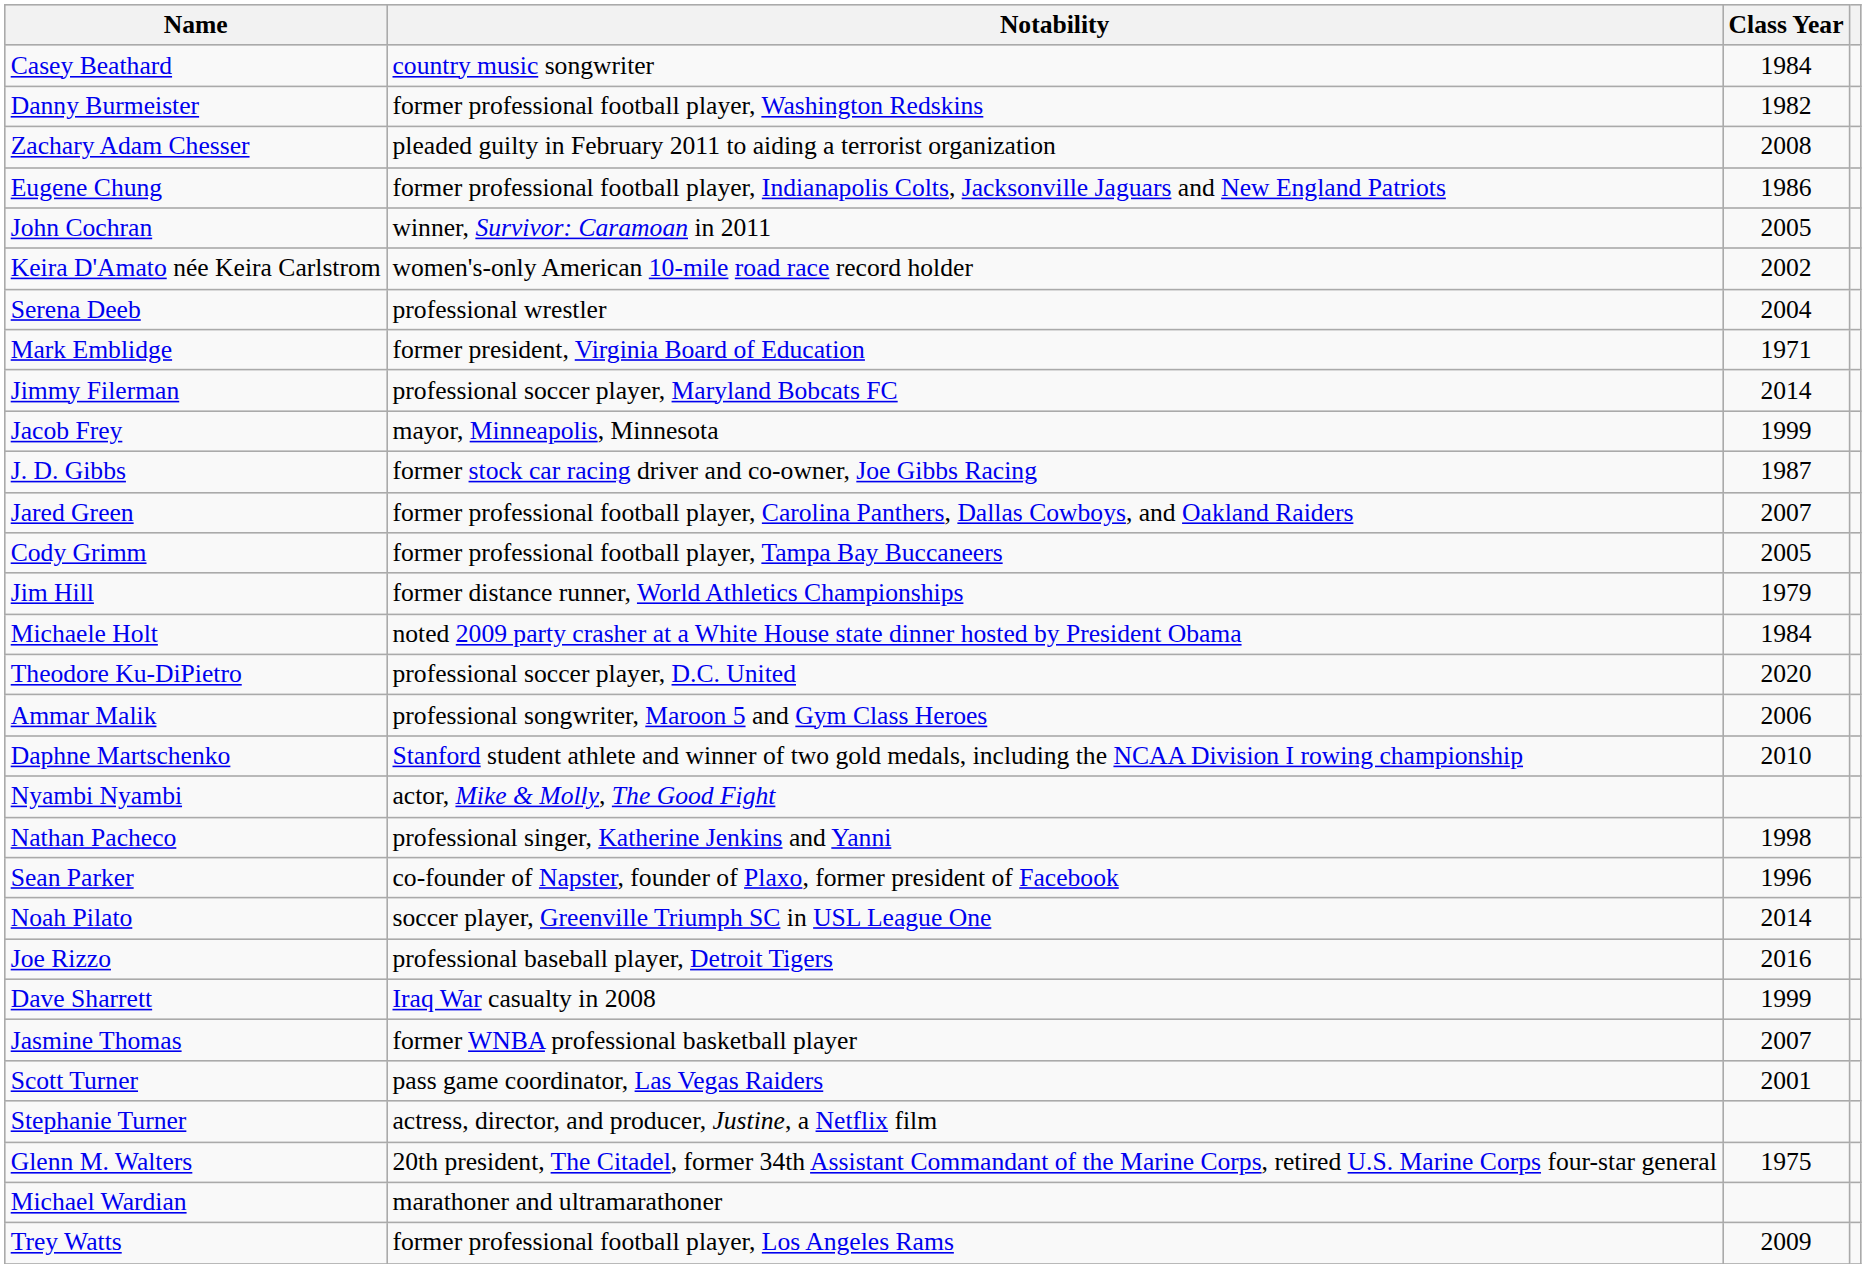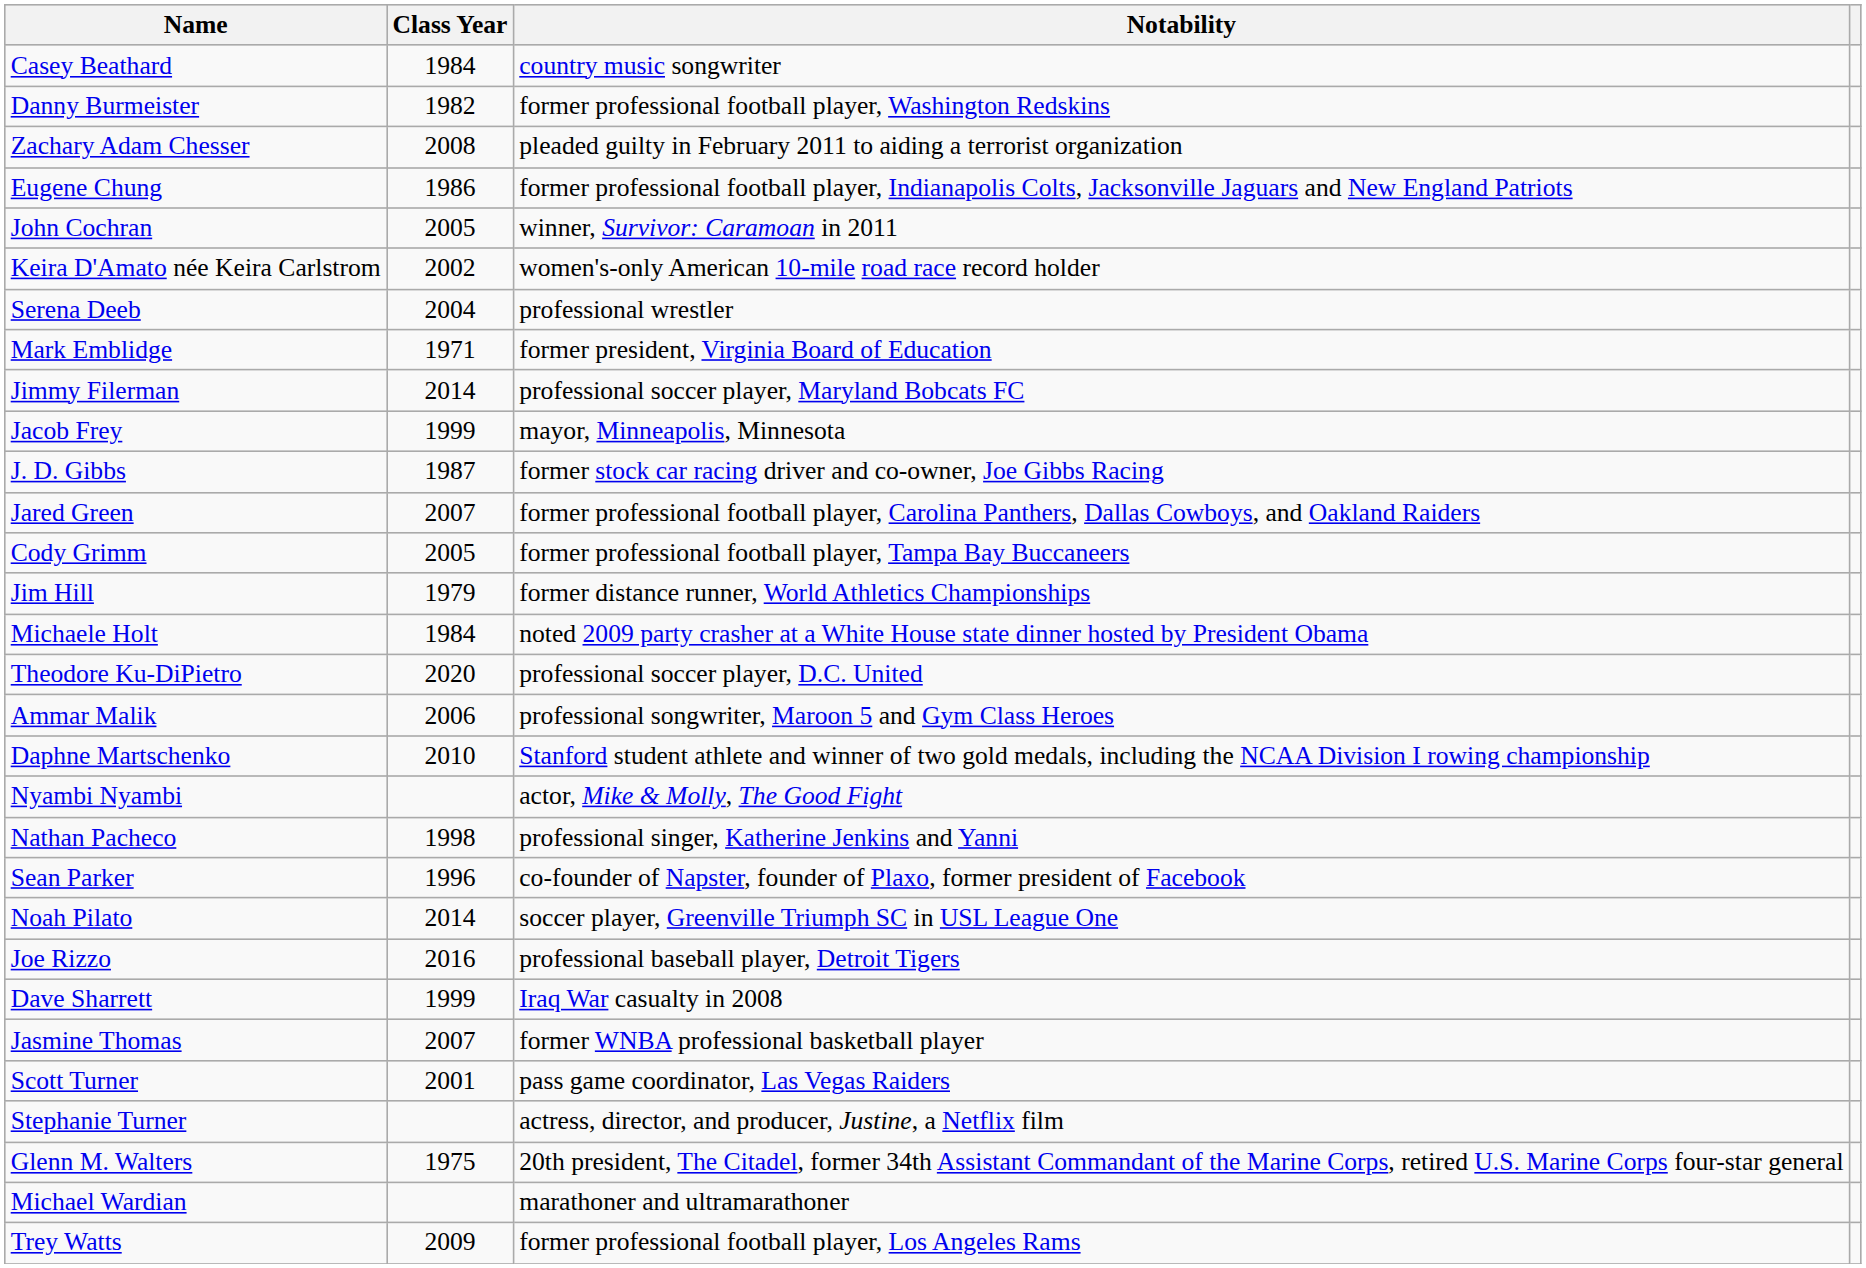columns swapped: (1786, 24) <-> (1055, 24)
